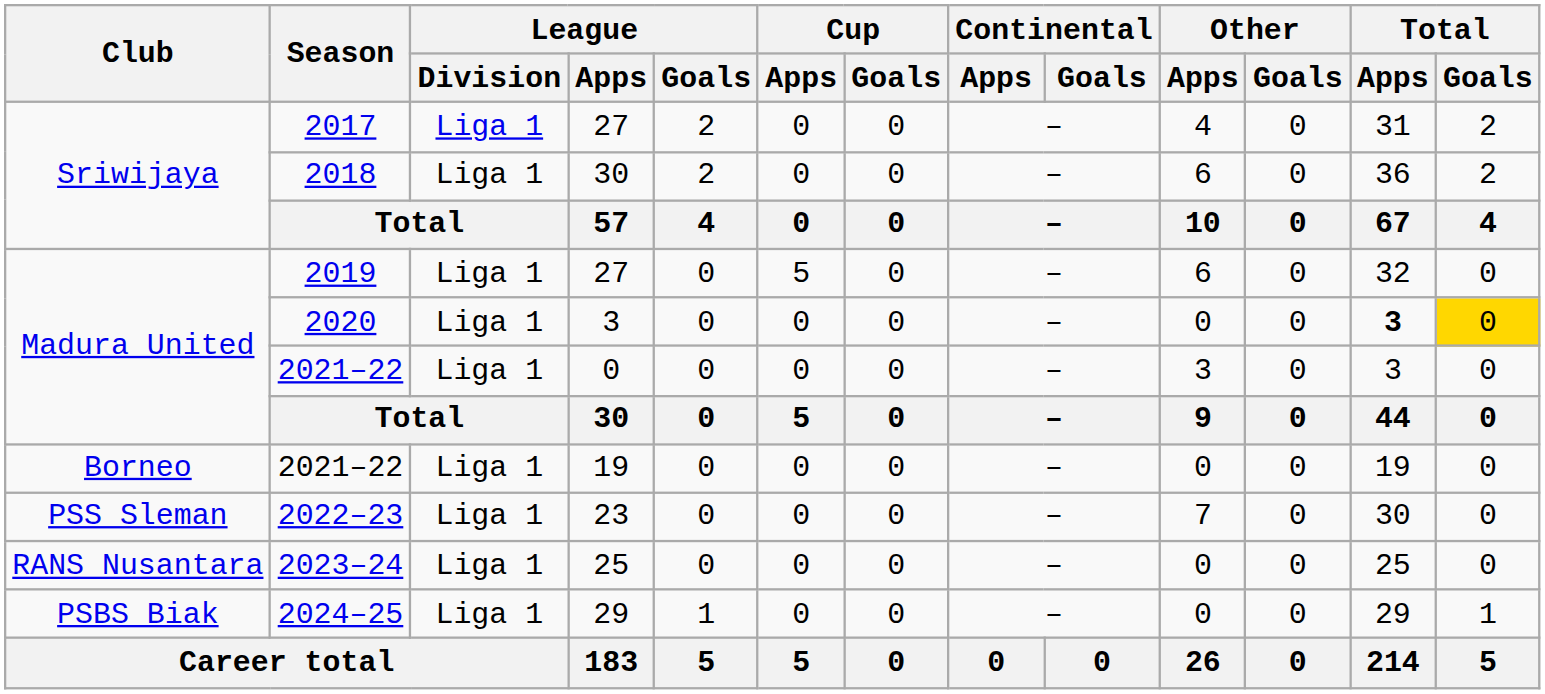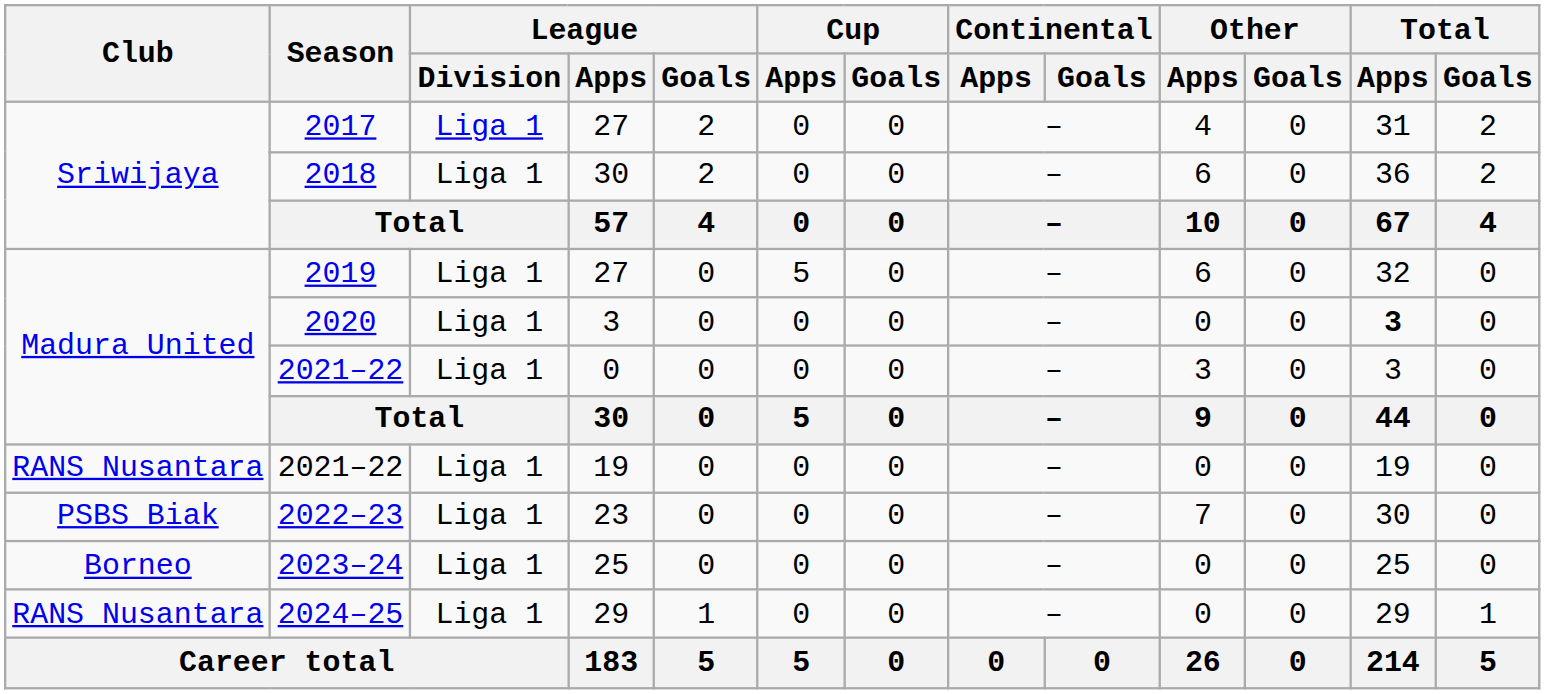(1488, 322) gold background -> (1488, 322) no background
(138, 468) Borneo -> (138, 468) RANS Nusantara
(138, 517) PSS Sleman -> (138, 517) PSBS Biak
(138, 566) RANS Nusantara -> (138, 566) Borneo
(138, 614) PSBS Biak -> (138, 614) RANS Nusantara
